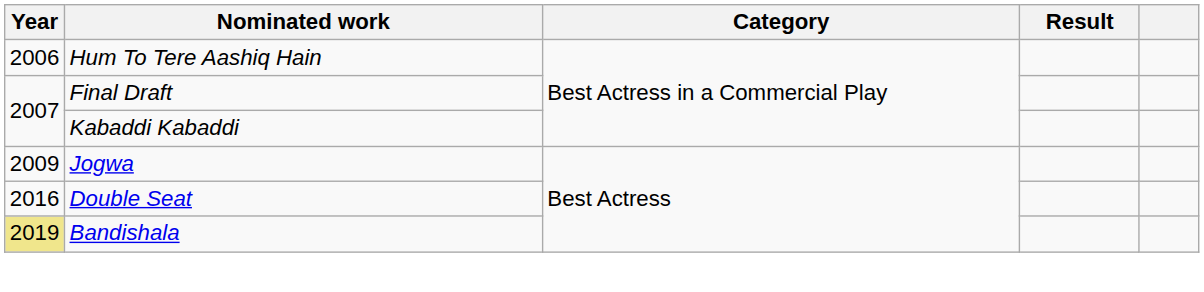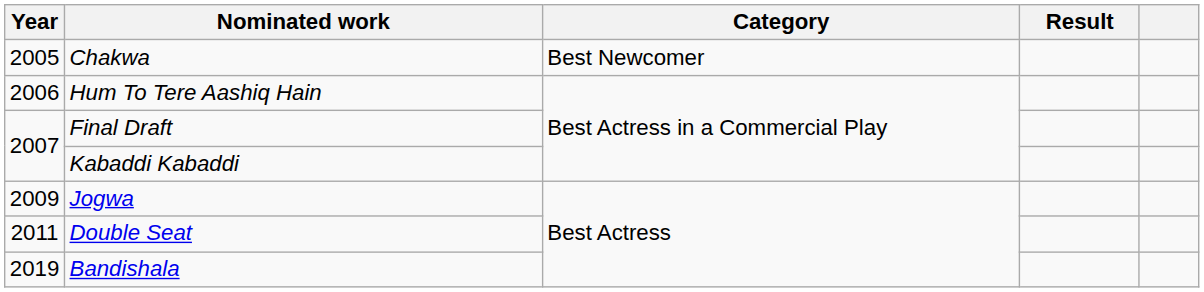+ row: (110, 57)
(35, 198) 2016 -> (35, 233) 2011
(35, 233) khaki background -> (35, 269) no background
